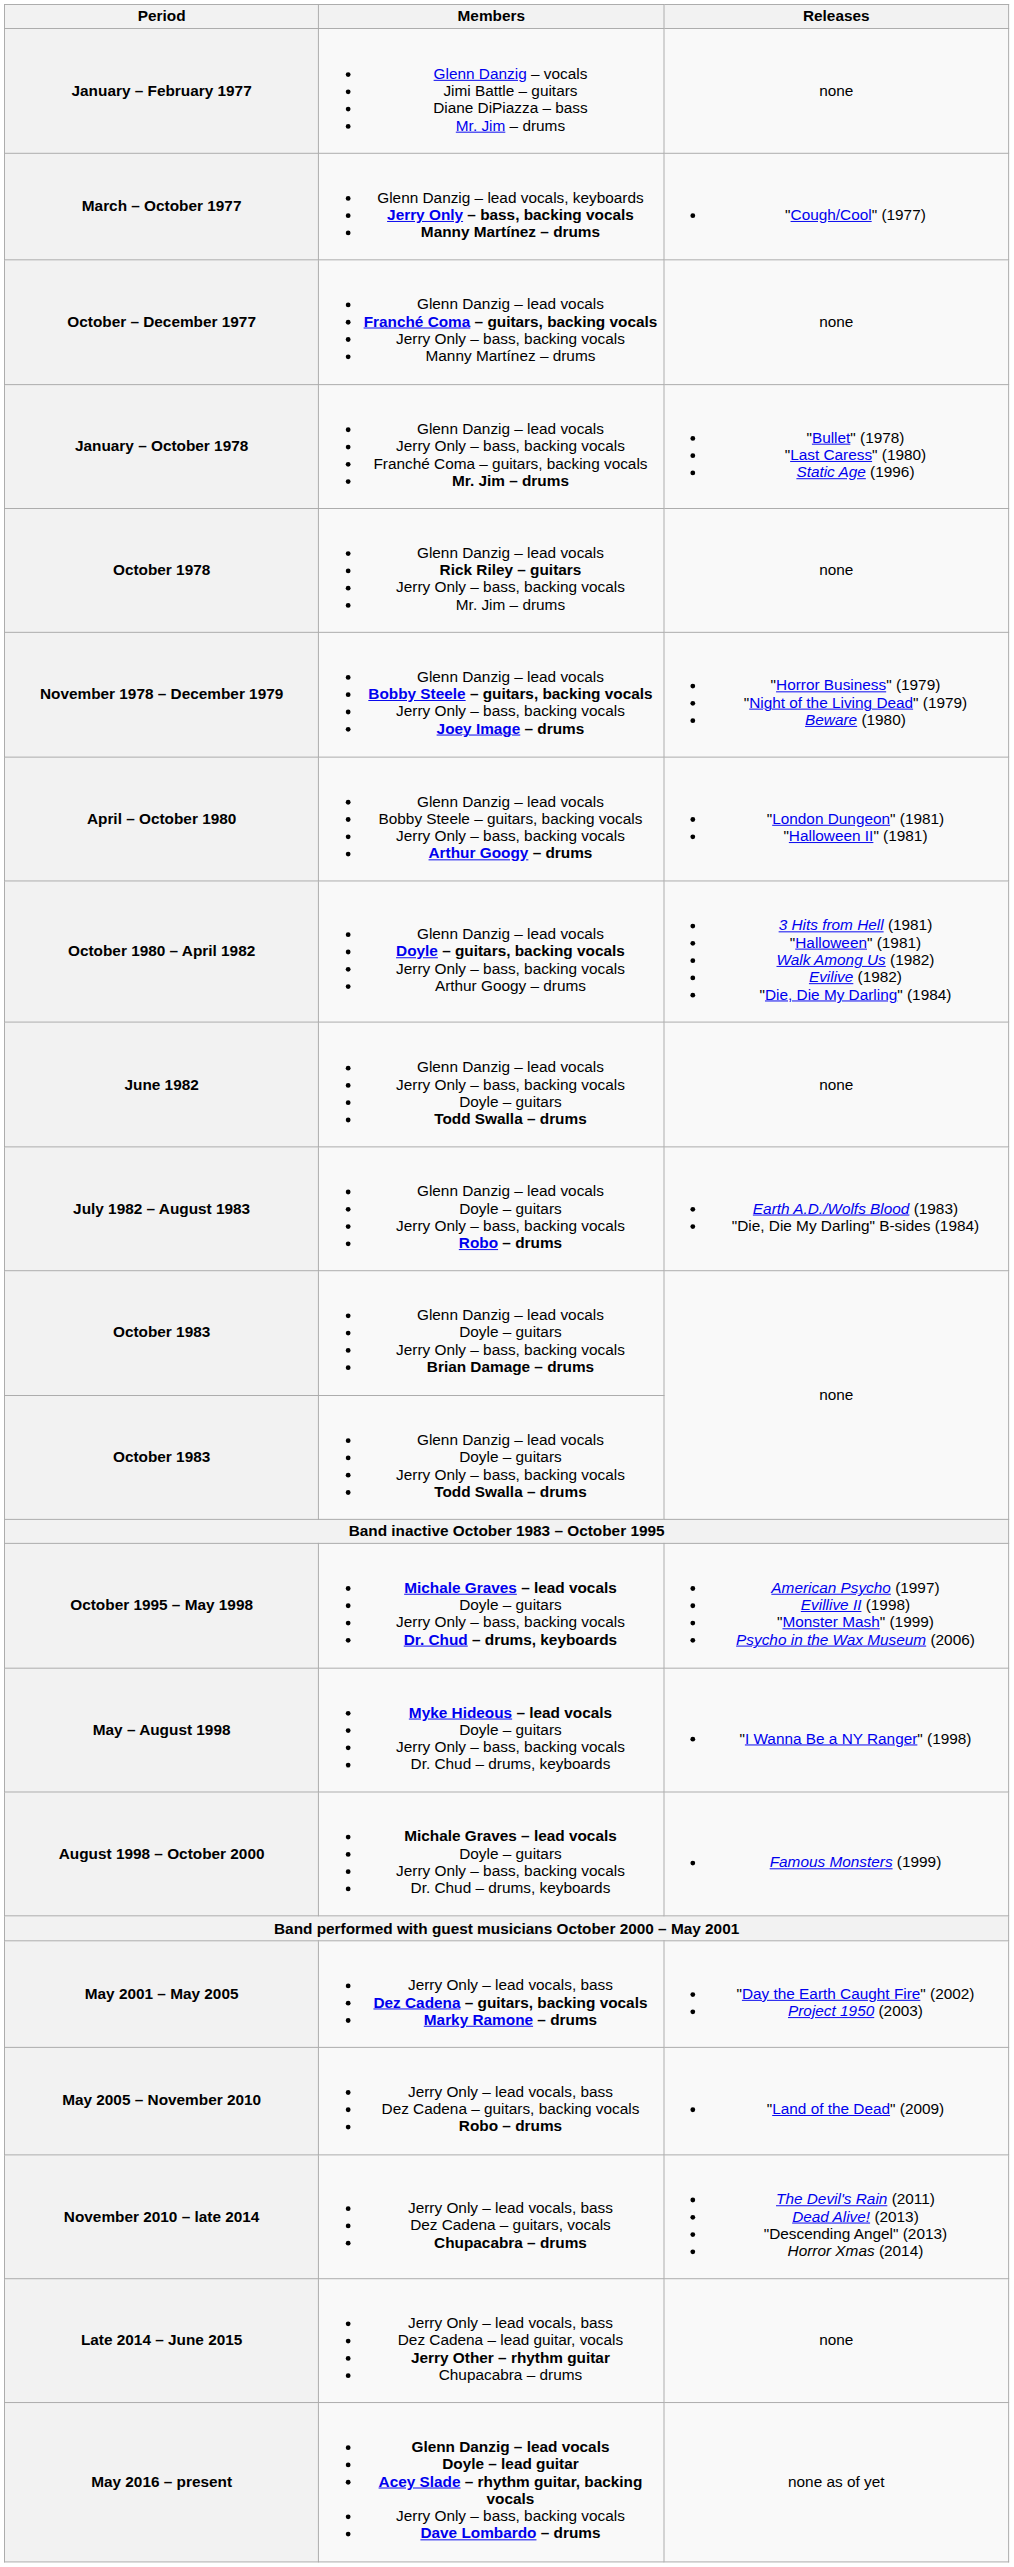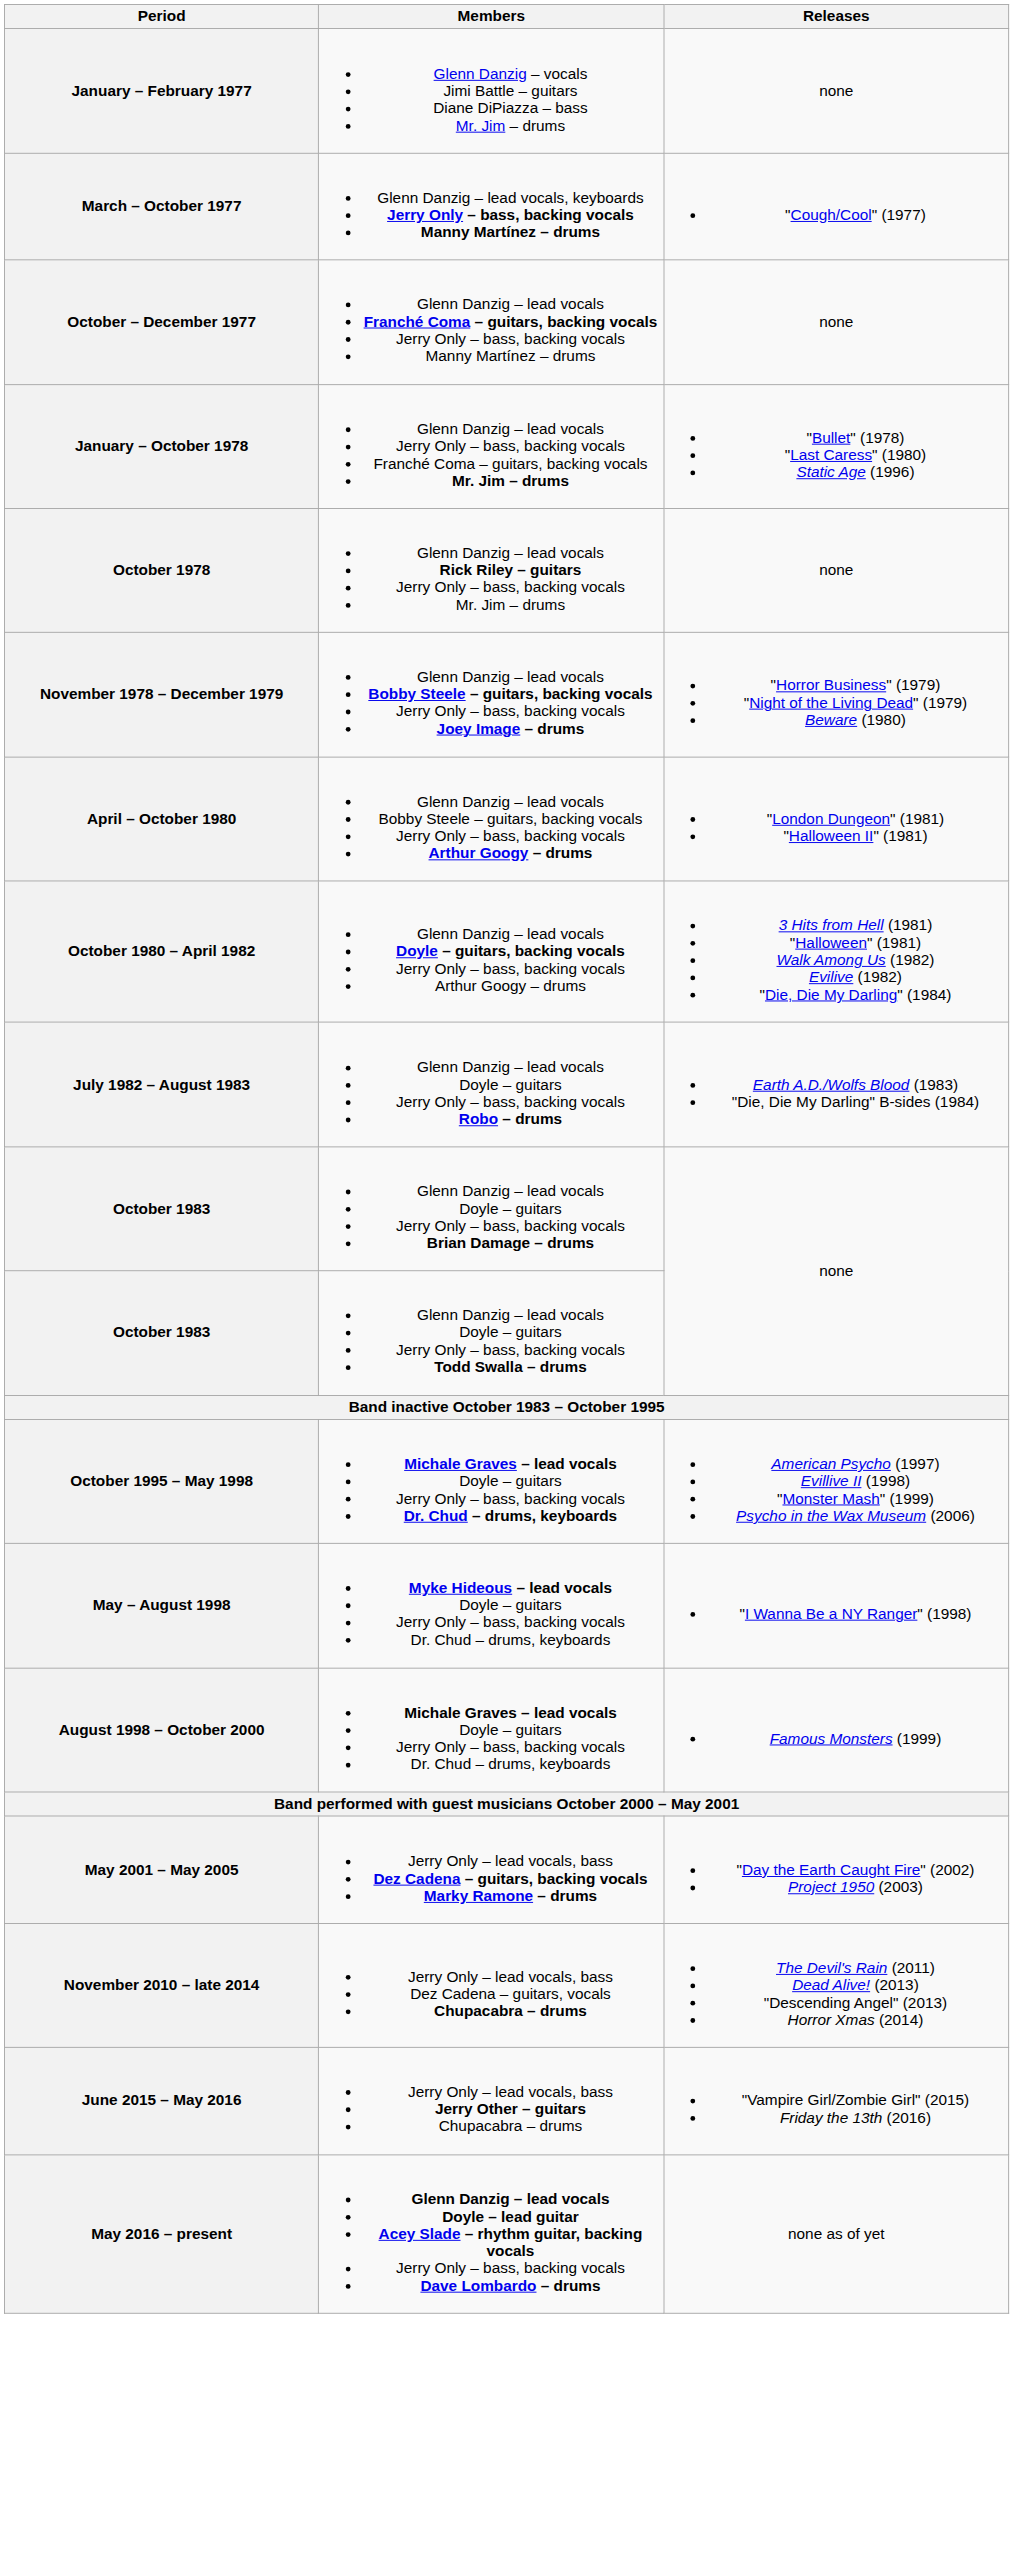- row: (162, 1084)
- row: (162, 2100)
- row: (162, 2340)
+ row: (162, 2100)
